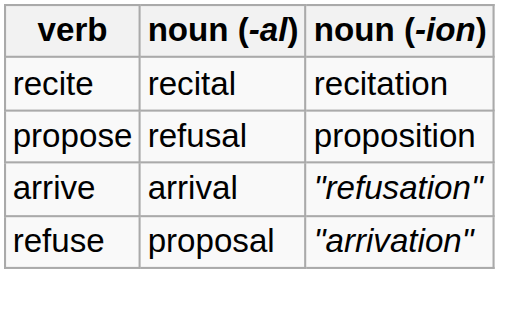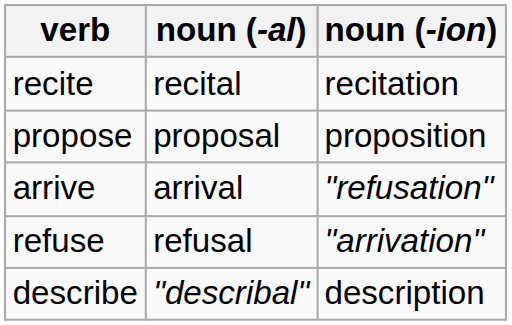(197, 135) refusal -> (217, 135) proposal
(211, 240) proposal -> (203, 240) refusal
+ row: (75, 293)
